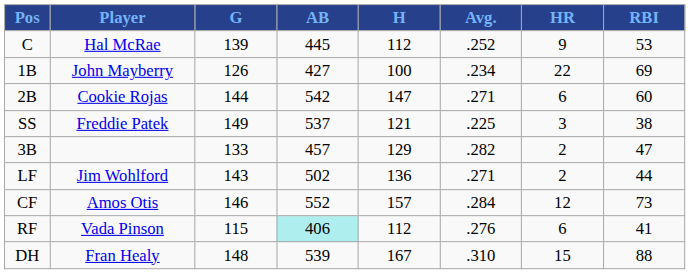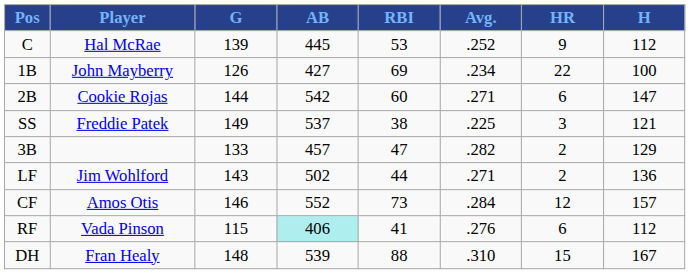columns swapped: (399, 17) <-> (644, 17)
